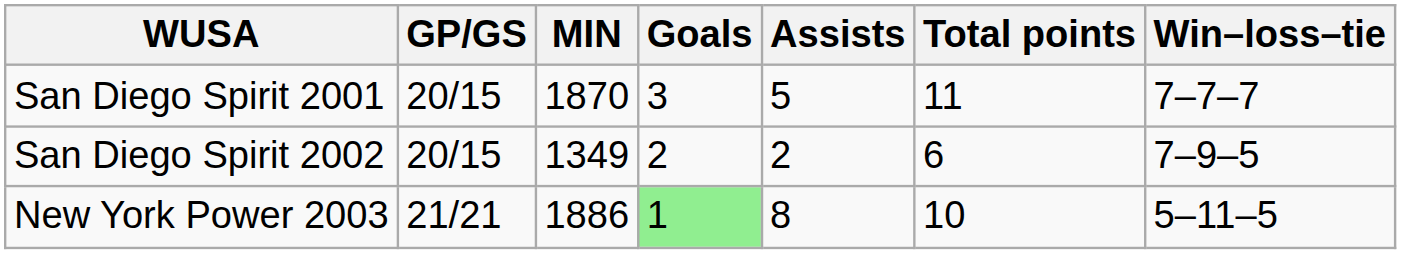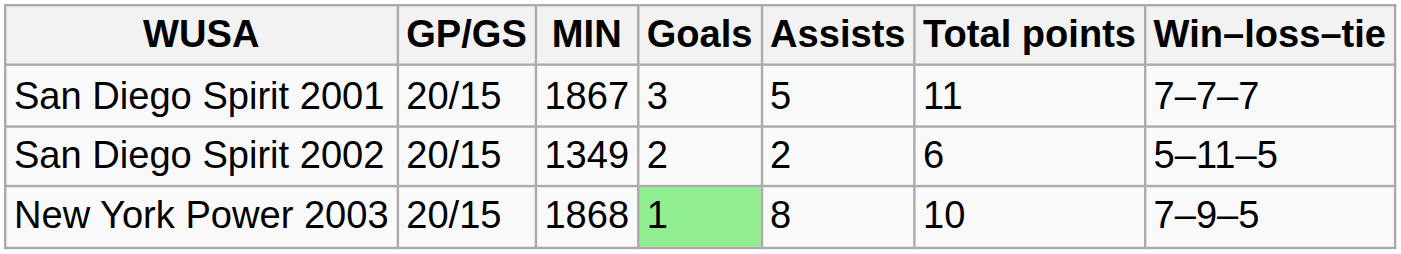(587, 95) 1870 -> (587, 95) 1867
(1207, 155) 7–9–5 -> (1216, 155) 5–11–5
(454, 215) 21/21 -> (454, 215) 20/15
(587, 215) 1886 -> (587, 215) 1868
(1216, 215) 5–11–5 -> (1207, 215) 7–9–5
